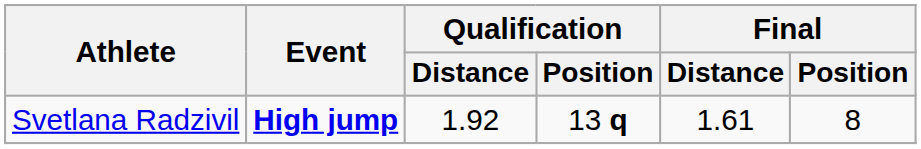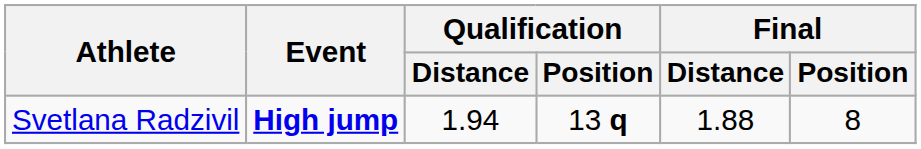(470, 120) 1.92 -> (470, 120) 1.94
(725, 120) 1.61 -> (725, 120) 1.88
